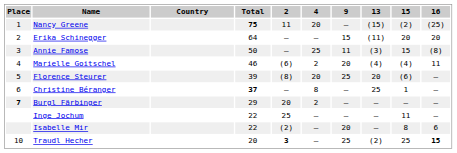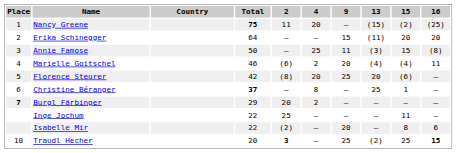(253, 76) 39 -> (253, 76) 42
